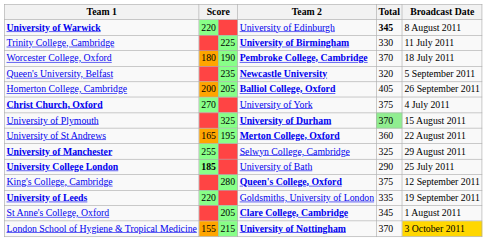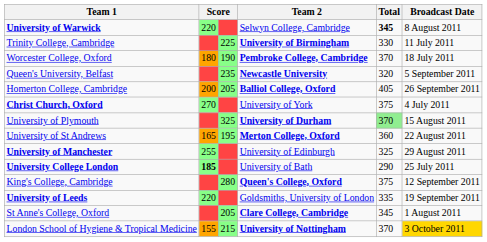(287, 27) University of Edinburgh -> (295, 27) Selwyn College, Cambridge
(295, 151) Selwyn College, Cambridge -> (287, 151) University of Edinburgh
